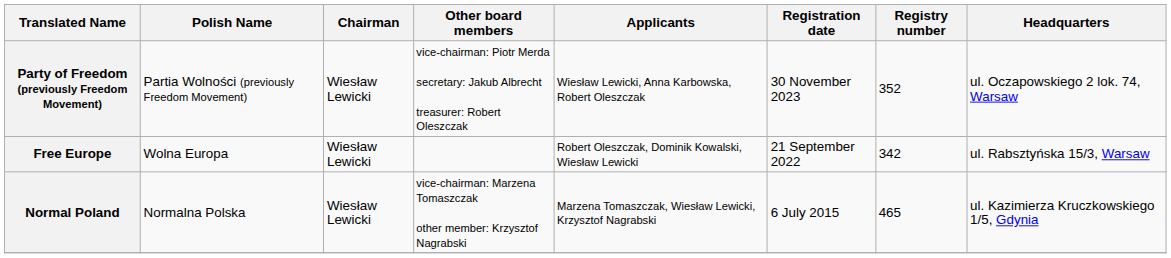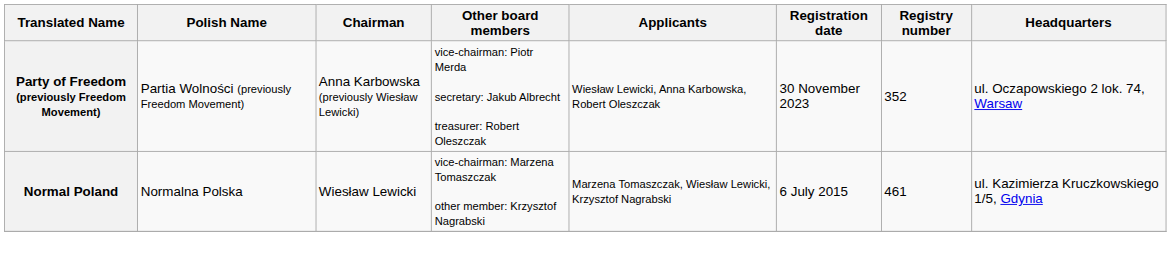(352, 89) Wiesław Lewicki -> (369, 96) Anna Karbowska (previously Wiesław Lewicki)
- row: (72, 154)
(890, 213) 465 -> (895, 192) 461
